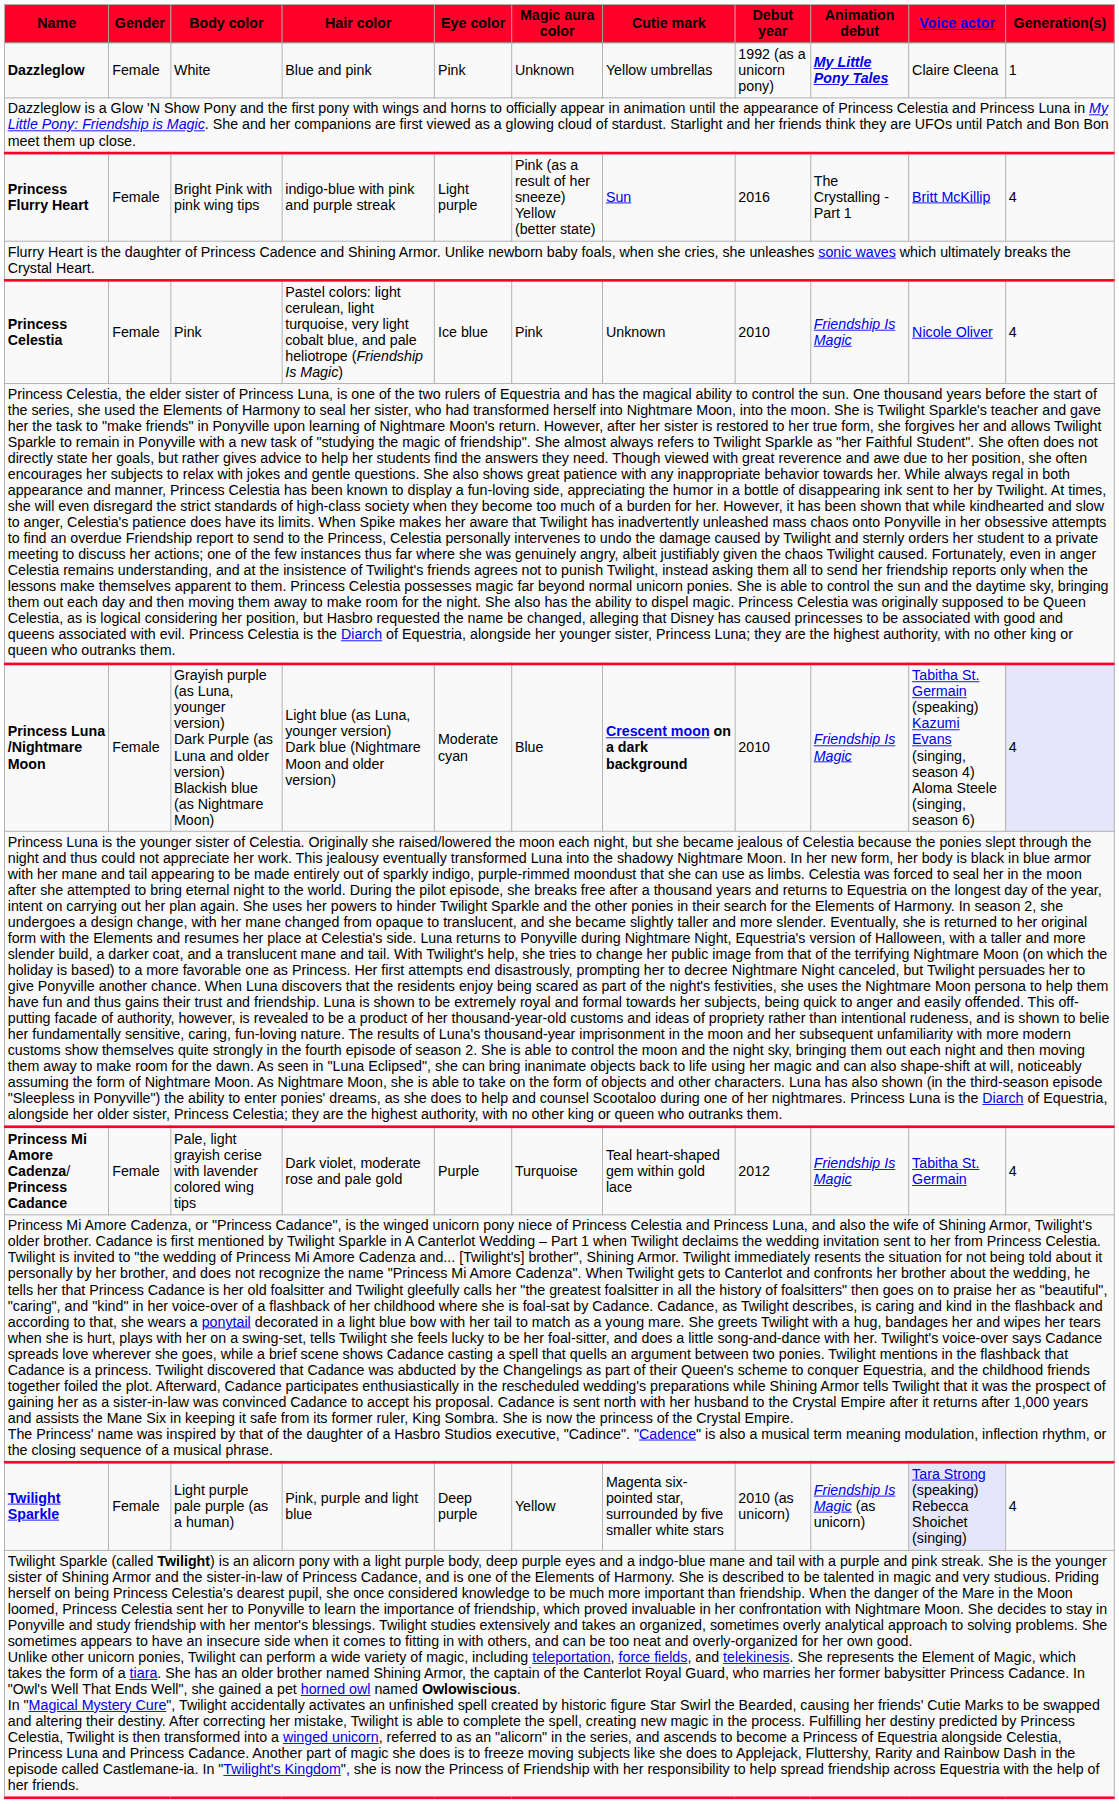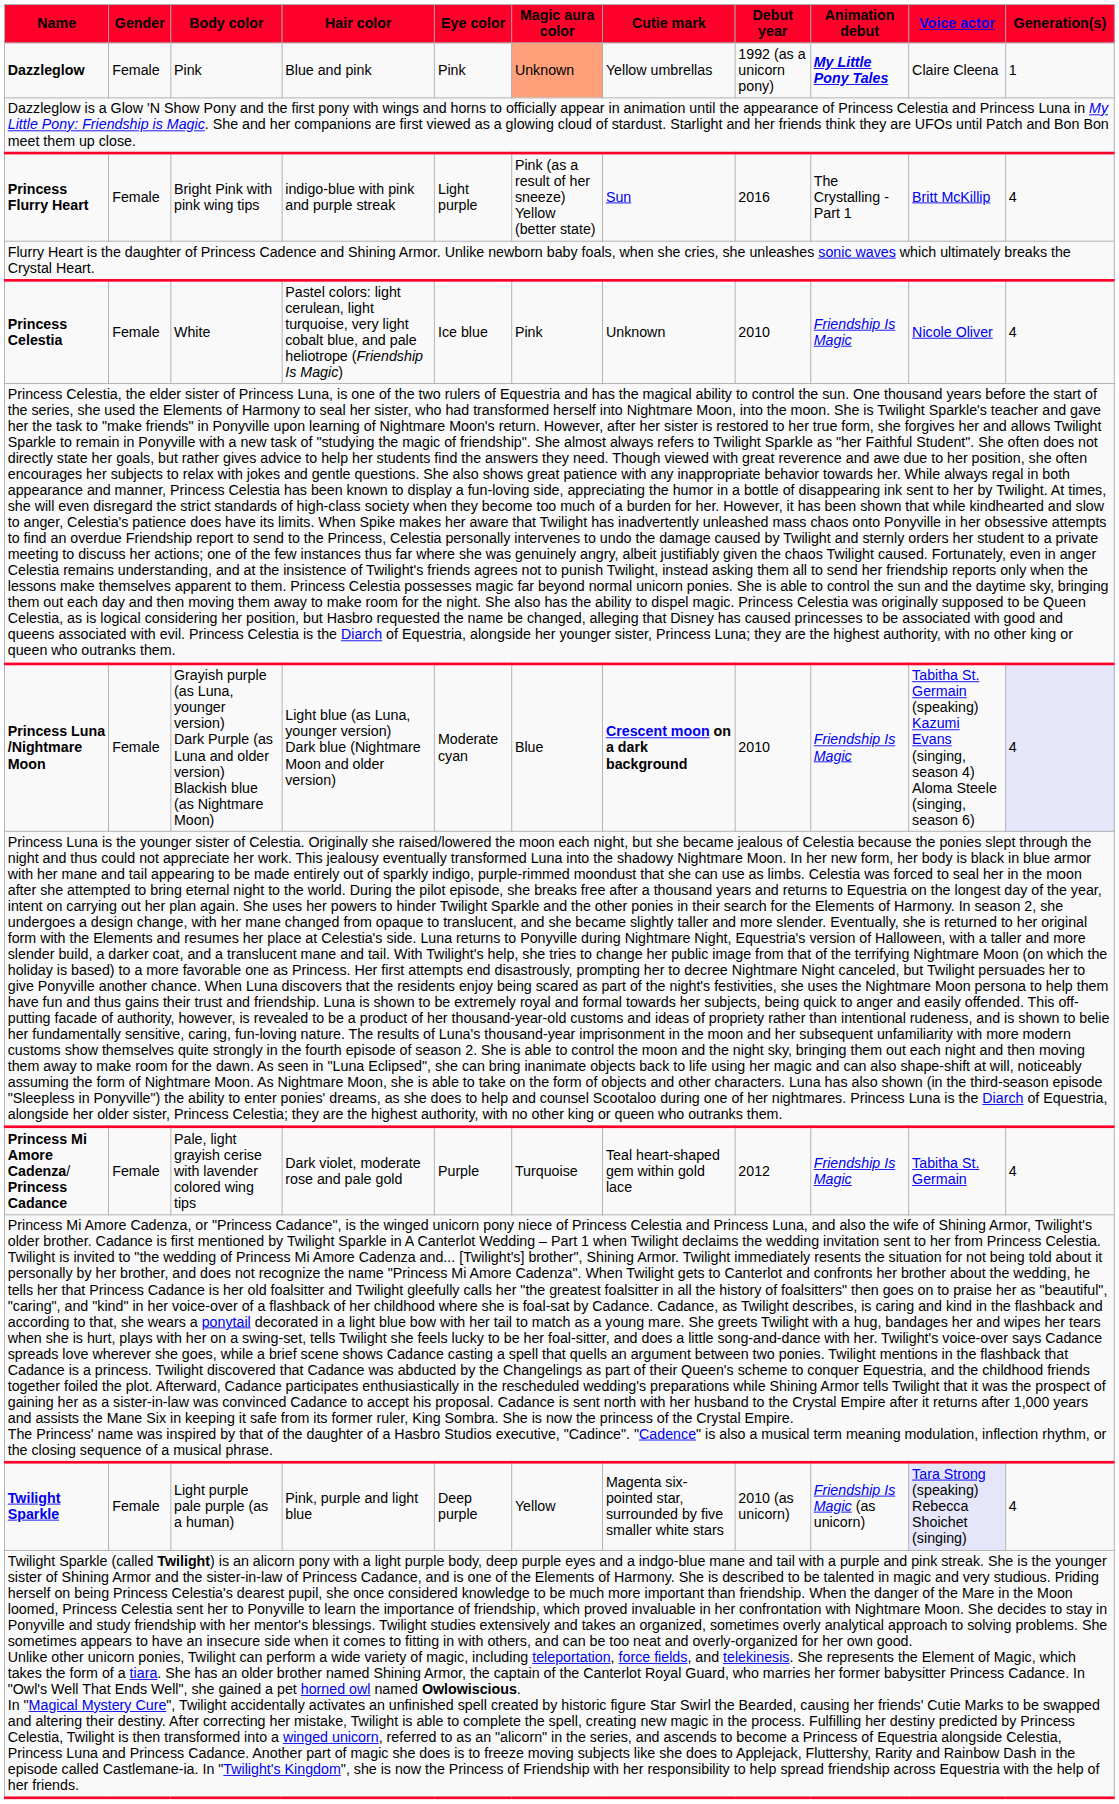(192, 70) White -> (188, 70) Pink
(545, 70) no background -> (545, 70) lightsalmon background
(188, 332) Pink -> (192, 332) White
